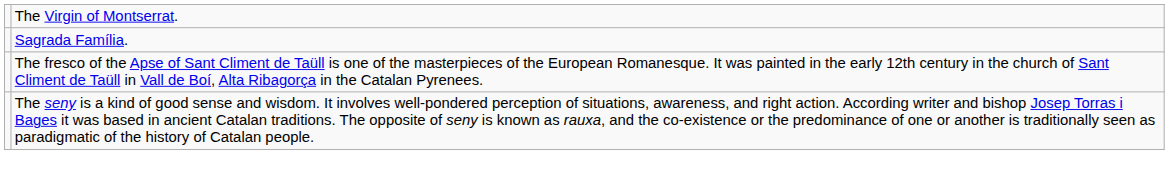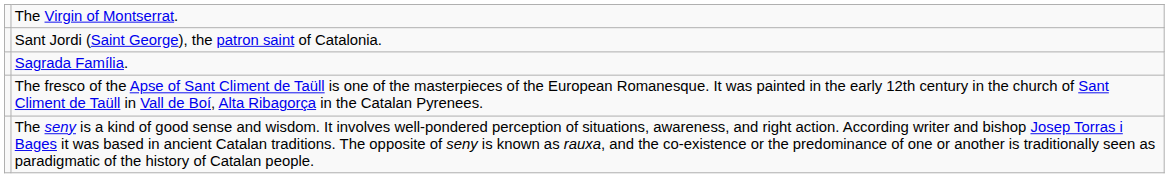+ row: (198, 39)
